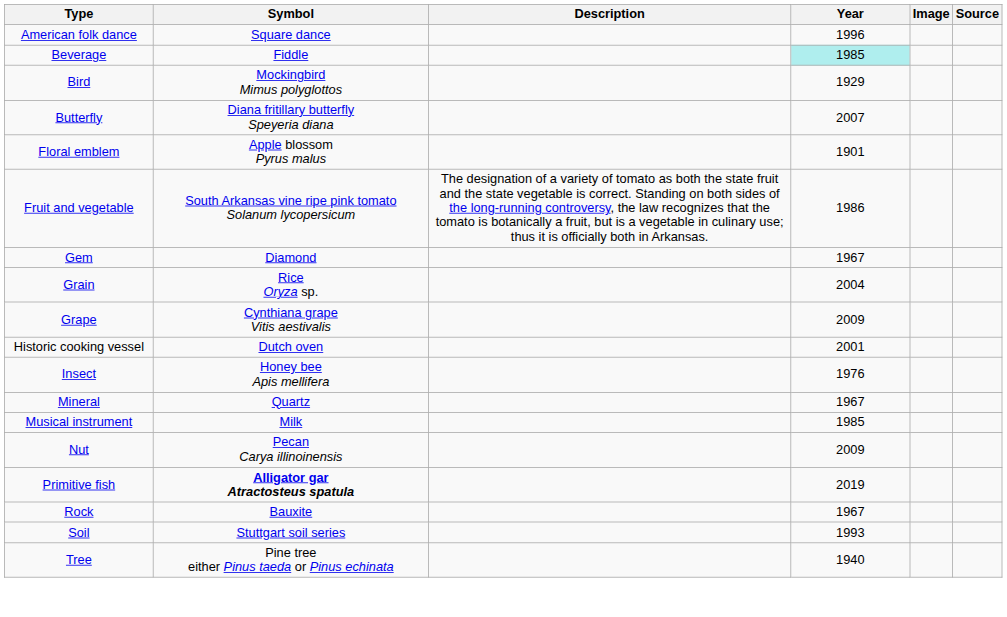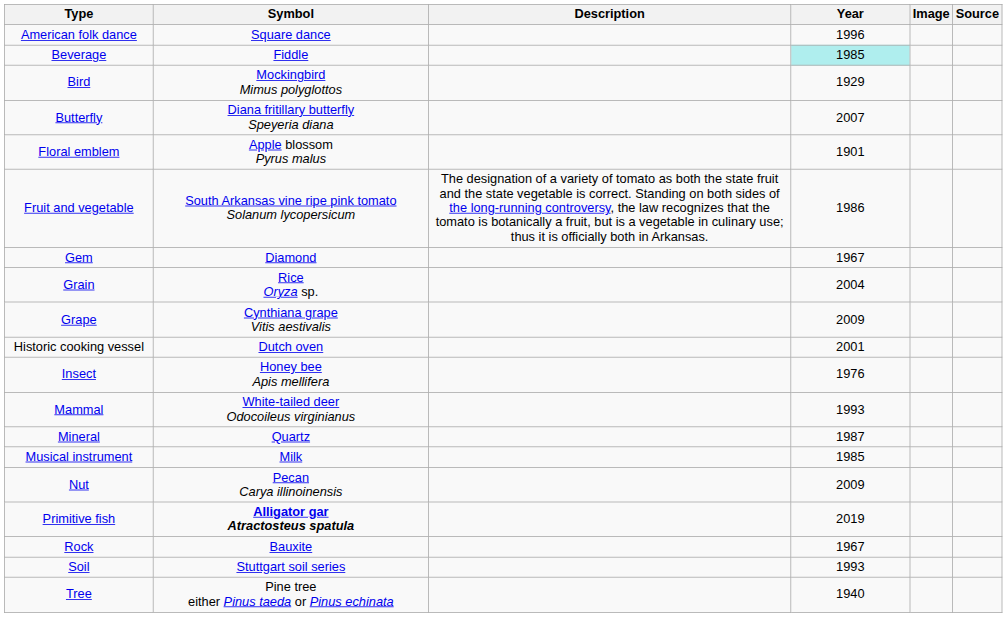+ row: (79, 409)
(850, 402) 1967 -> (850, 436) 1987
